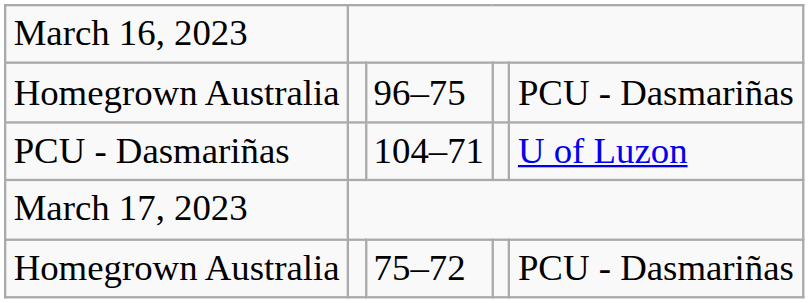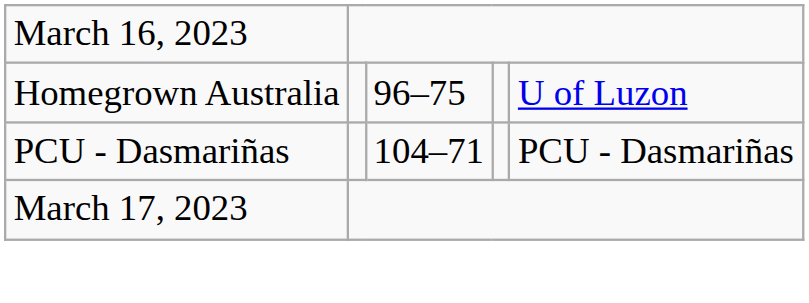(656, 92) PCU - Dasmariñas -> (603, 92) U of Luzon
(603, 150) U of Luzon -> (656, 150) PCU - Dasmariñas
- row: (177, 267)
